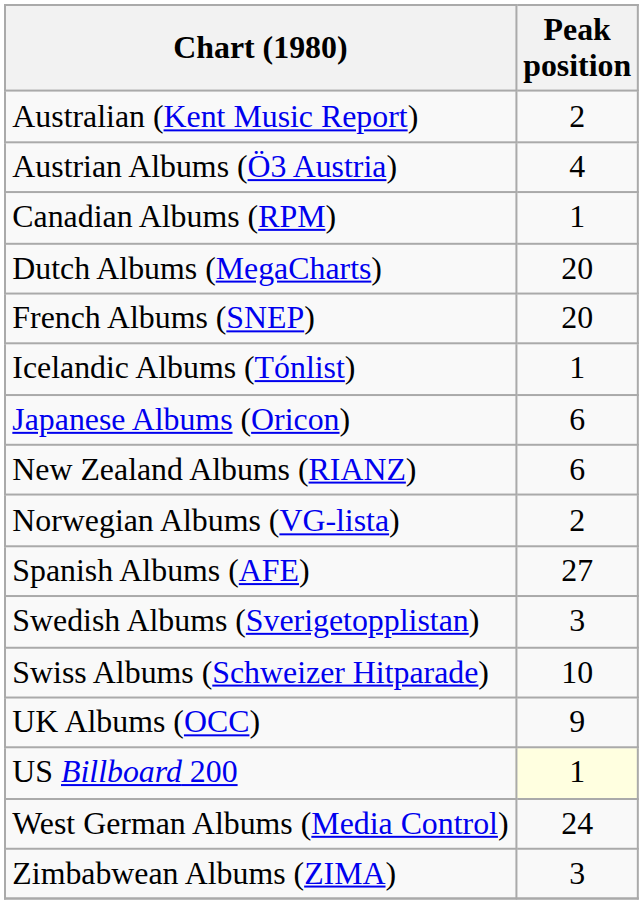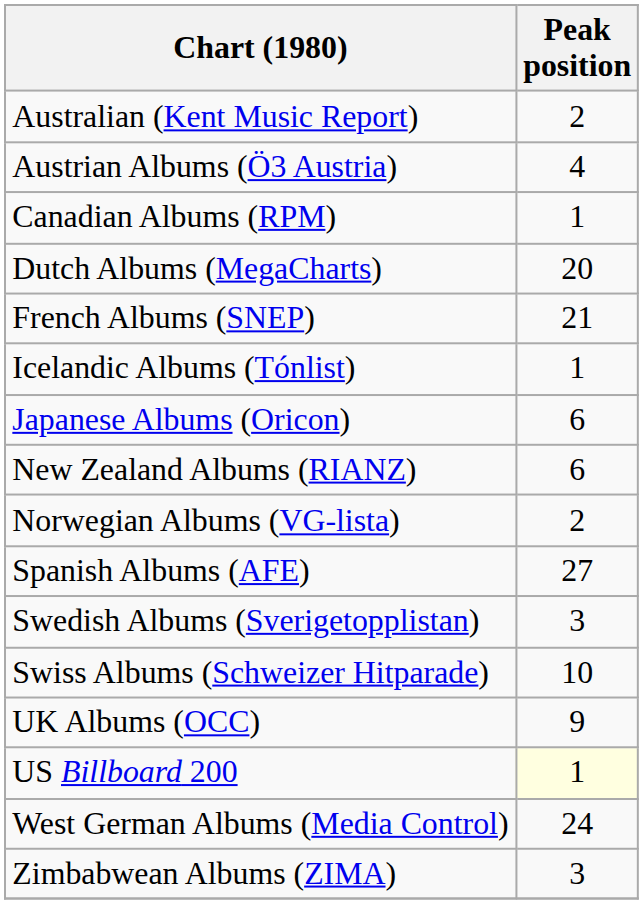(577, 318) 20 -> (577, 318) 21
